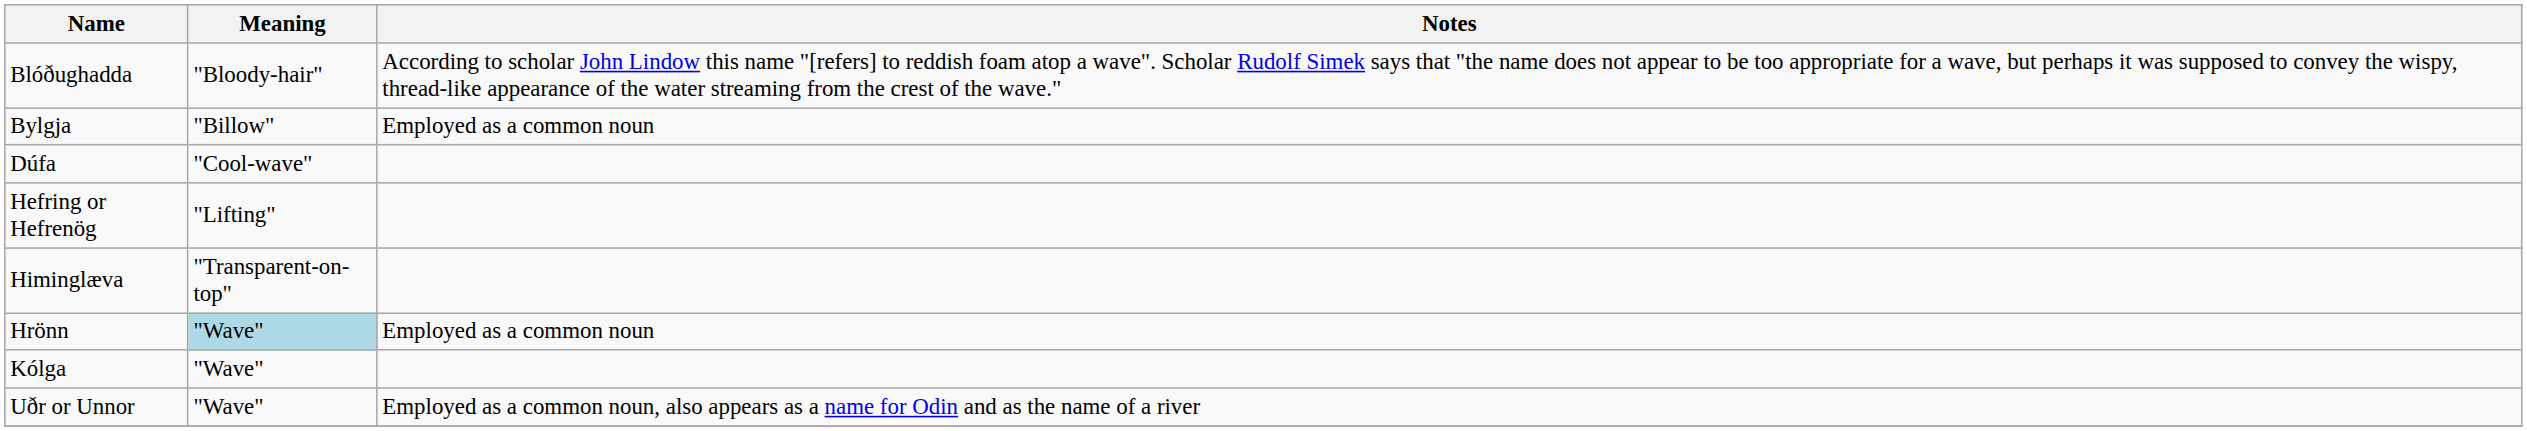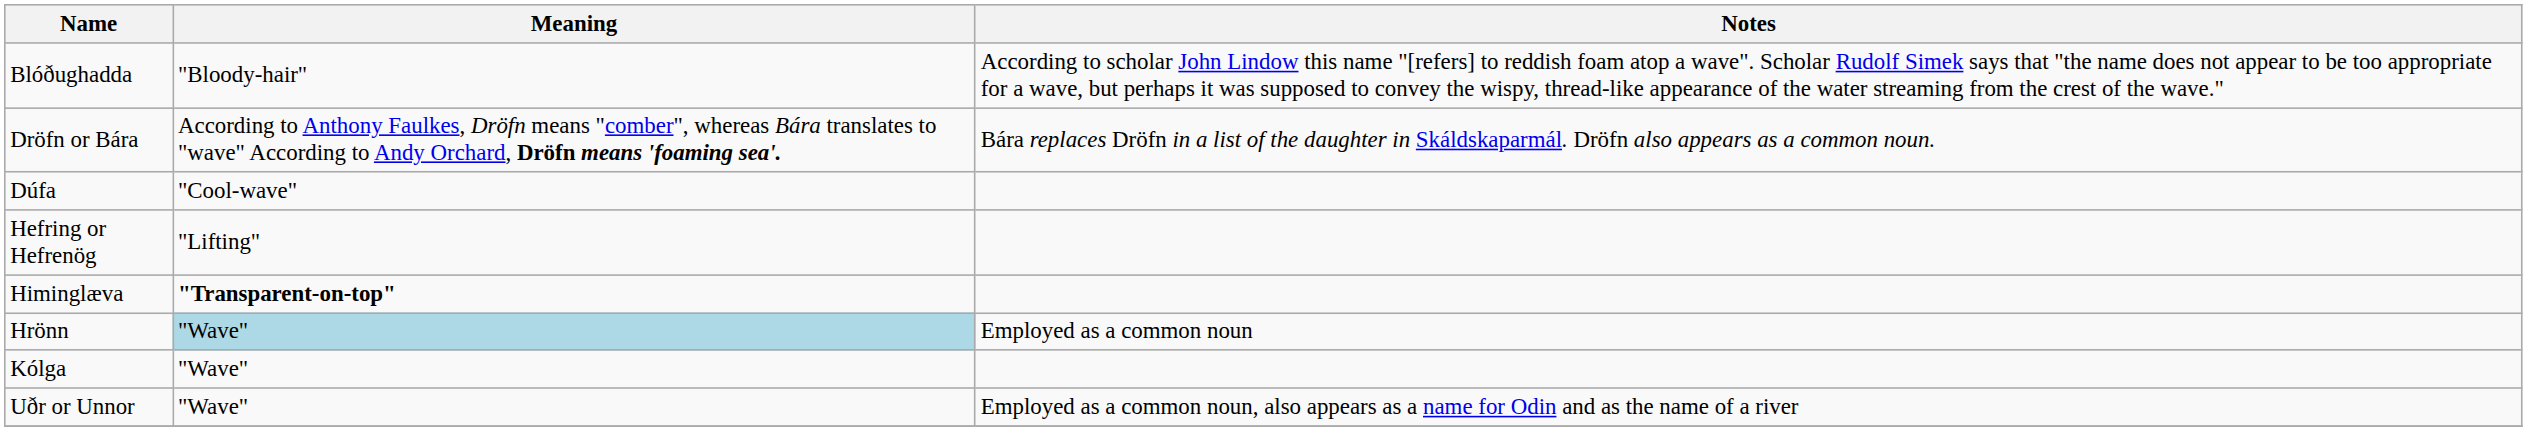- row: (41, 126)
+ row: (74, 139)
(271, 280) normal -> (287, 293) bold
